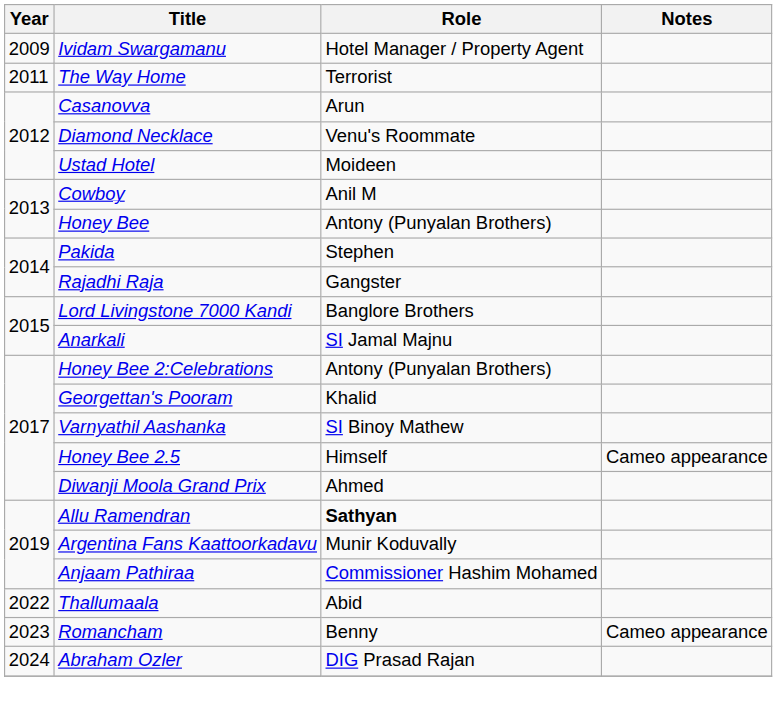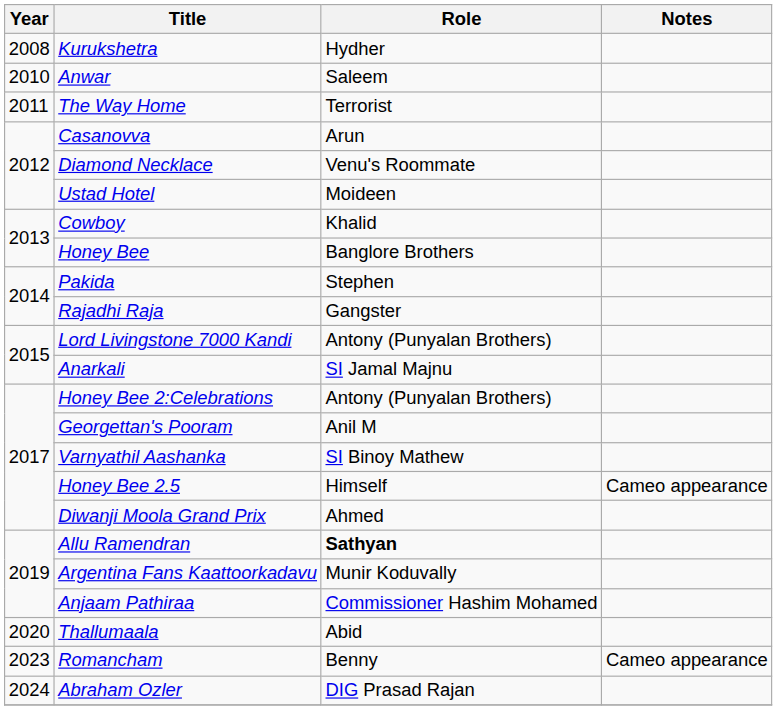+ row: (108, 48)
- row: (142, 48)
+ row: (84, 77)
(351, 194) Anil M -> (351, 223) Khalid
(439, 223) Antony (Punyalan Brothers) -> (400, 252) Banglore Brothers
(400, 310) Banglore Brothers -> (439, 340) Antony (Punyalan Brothers)
(351, 398) Khalid -> (351, 427) Anil M
(29, 602) 2022 -> (29, 631) 2020
